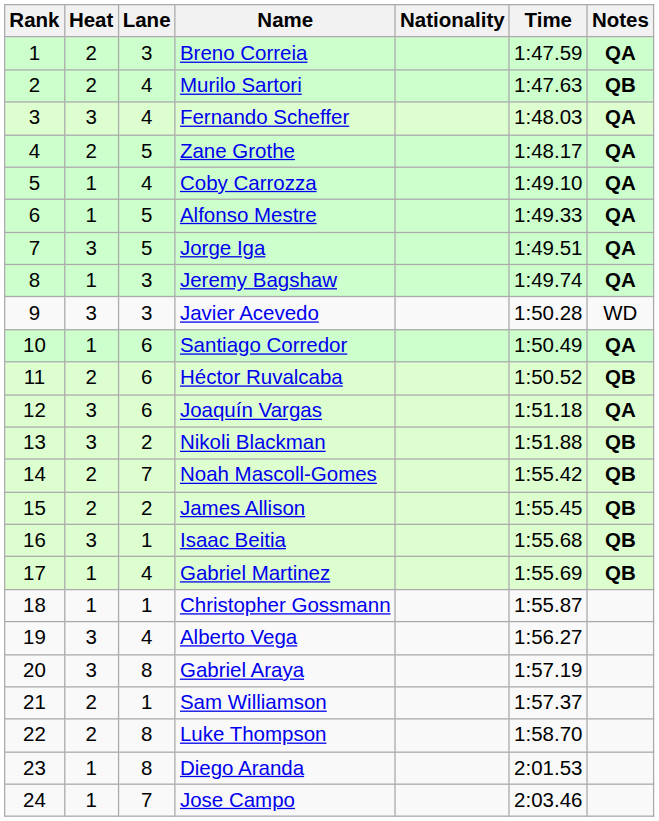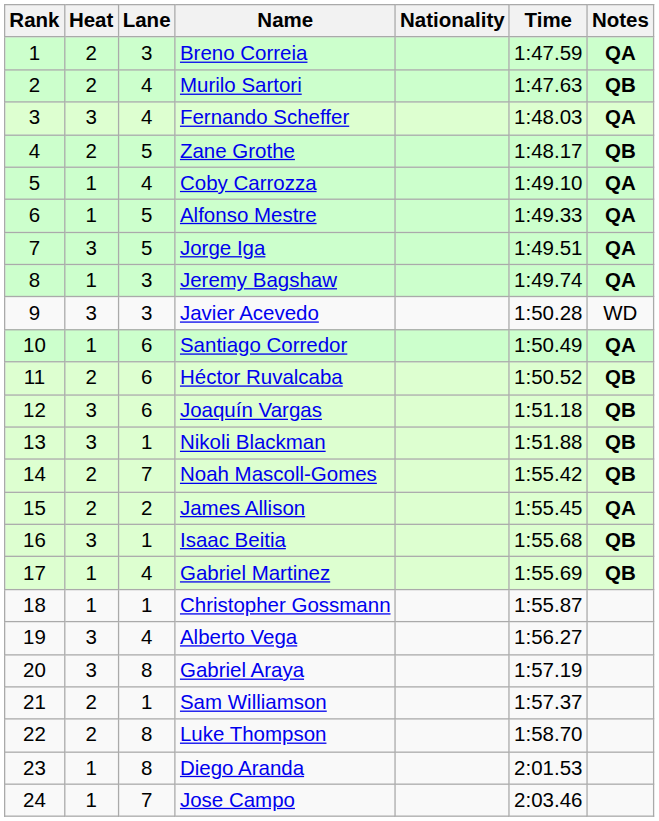(620, 150) QA -> (620, 150) QB
(620, 410) QA -> (620, 410) QB
(147, 442) 2 -> (147, 442) 1
(620, 507) QB -> (620, 507) QA
